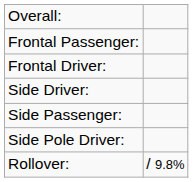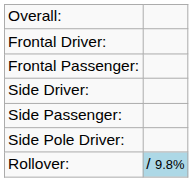rows swapped: (57, 66) <-> (74, 41)
(165, 164) no background -> (165, 164) lightblue background
